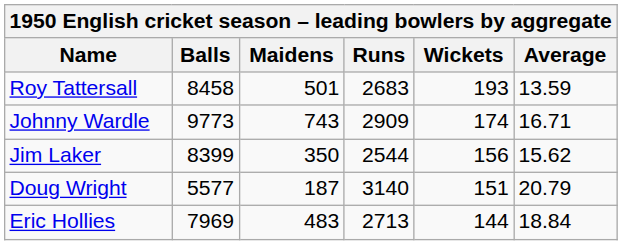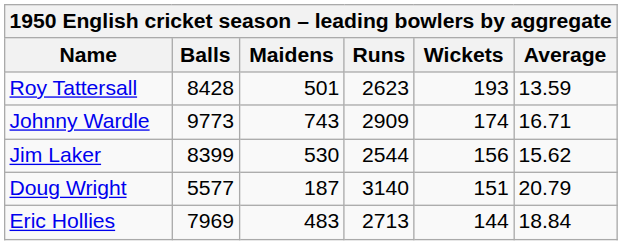(211, 88) 8458 -> (211, 88) 8428
(385, 88) 2683 -> (385, 88) 2623
(322, 155) 350 -> (322, 155) 530
